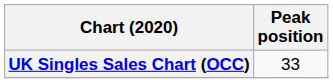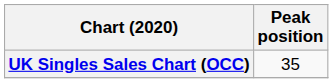(291, 63) 33 -> (291, 63) 35
